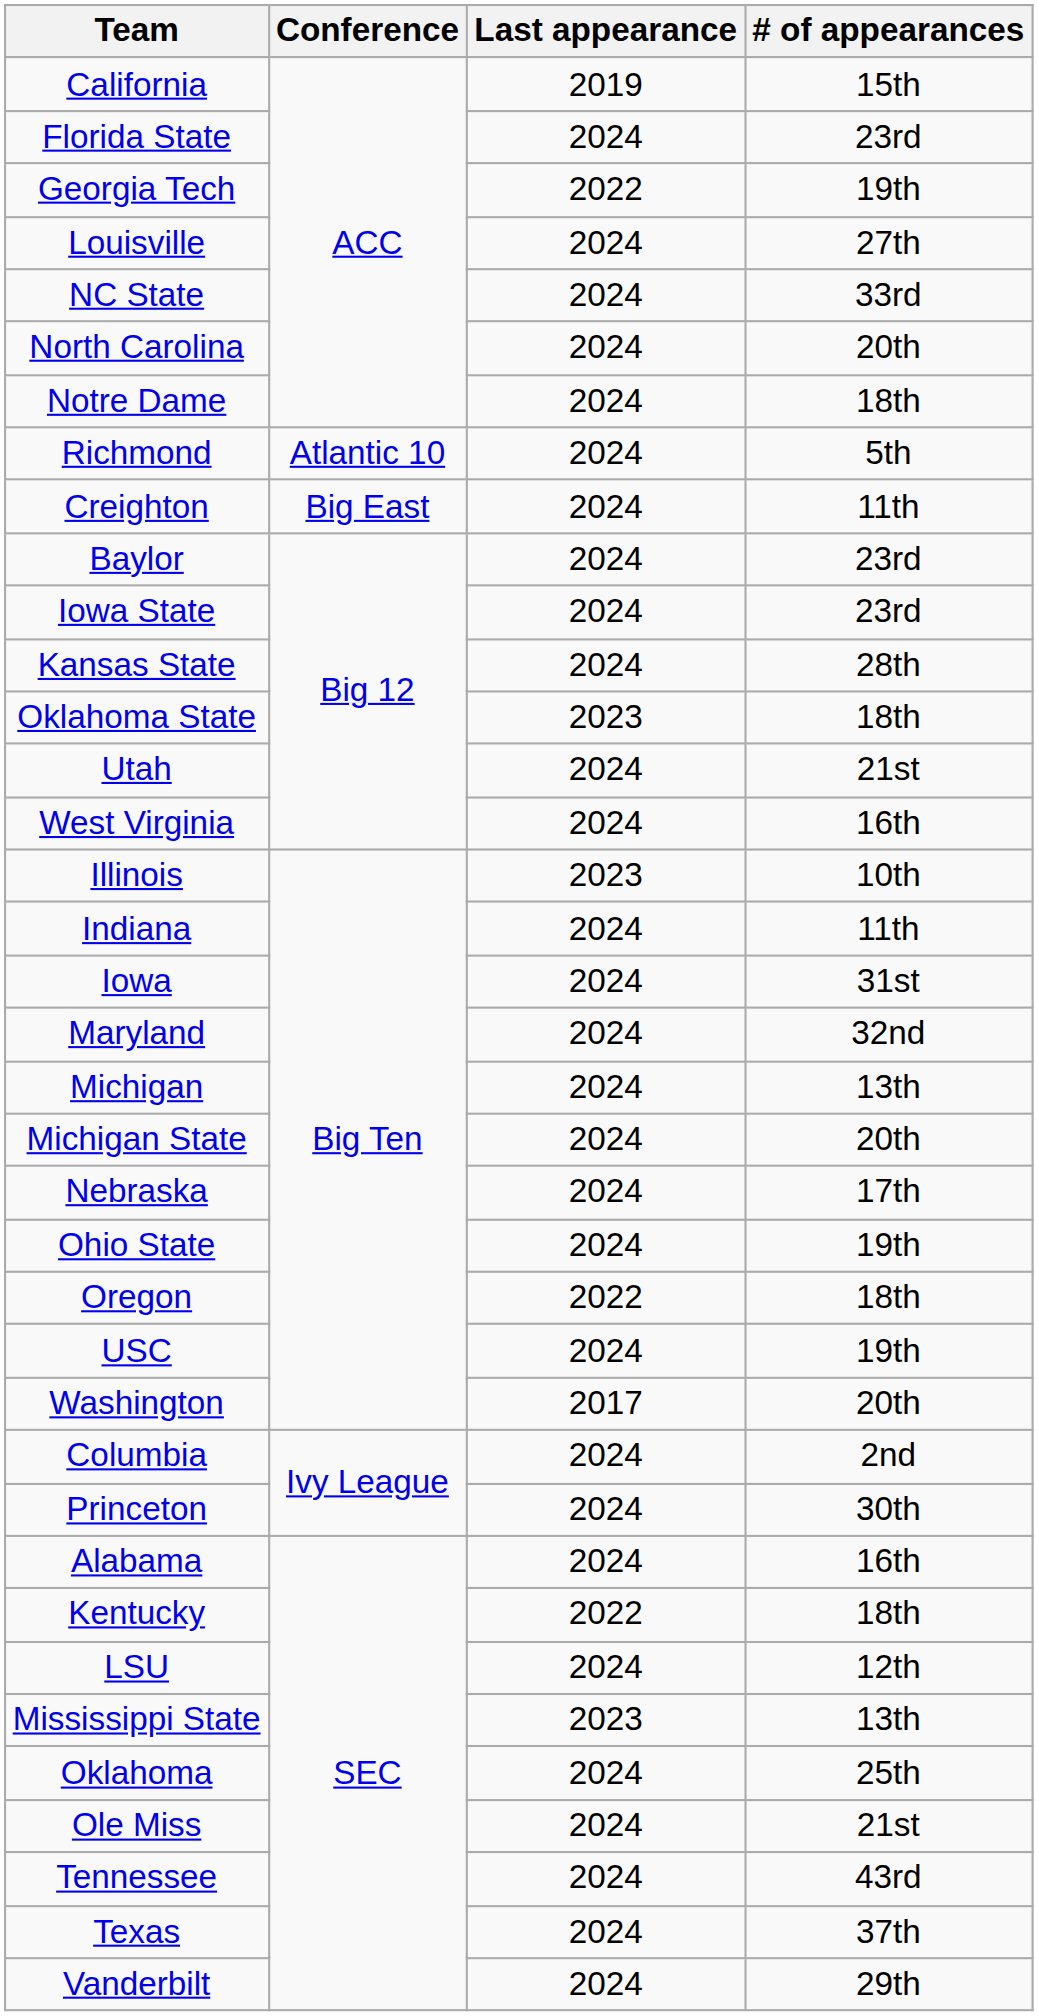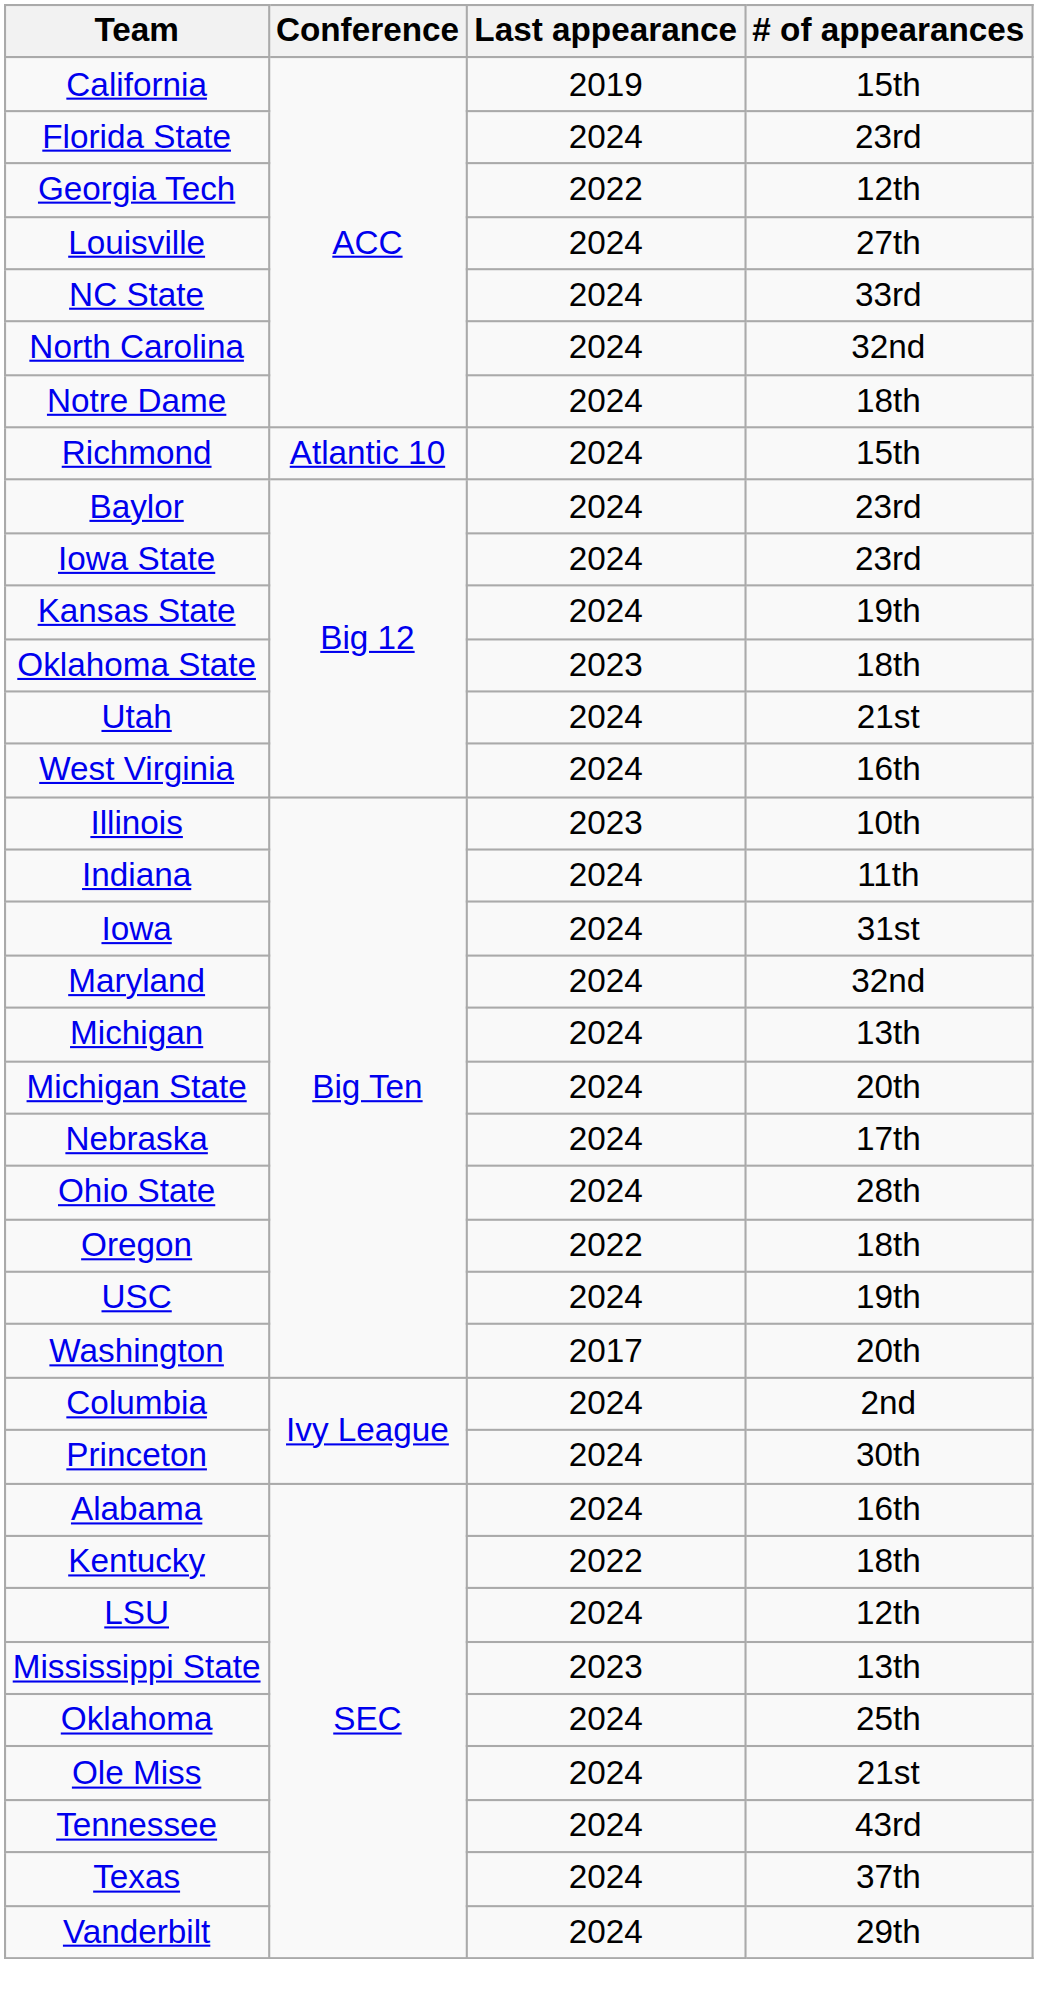(888, 189) 19th -> (888, 189) 12th
(888, 347) 20th -> (888, 347) 32nd
(888, 453) 5th -> (888, 453) 15th
- row: (137, 505)
(888, 664) 28th -> (888, 611) 19th
(888, 1244) 19th -> (888, 1192) 28th
